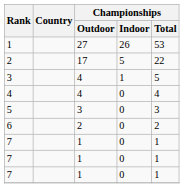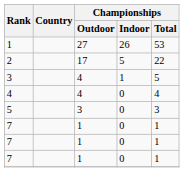- row: (9, 126)
